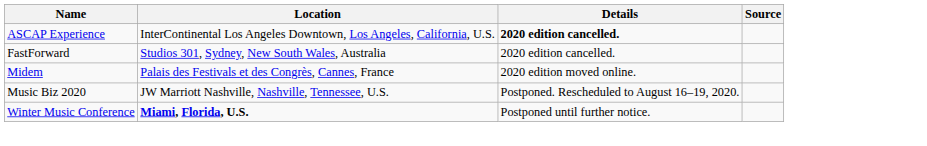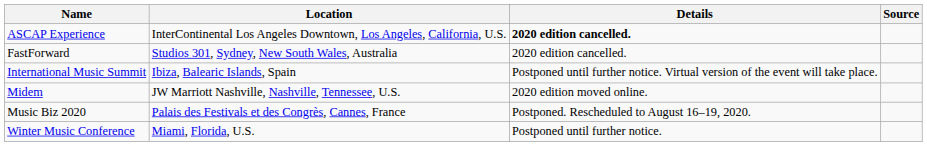+ row: (77, 72)
(267, 72) Palais des Festivals et des Congrès, Cannes, France -> (276, 92) JW Marriott Nashville, Nashville, Tennessee, U.S.
(265, 92) JW Marriott Nashville, Nashville, Tennessee, U.S. -> (279, 111) Palais des Festivals et des Congrès, Cannes, France
(194, 111) bold -> (203, 131) normal
